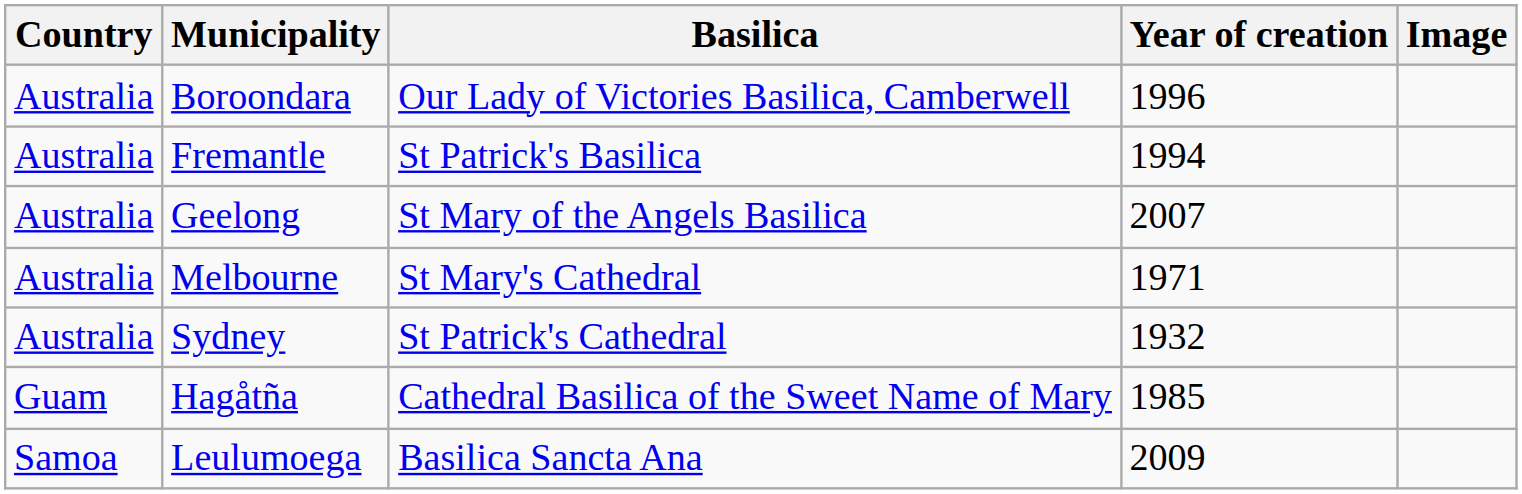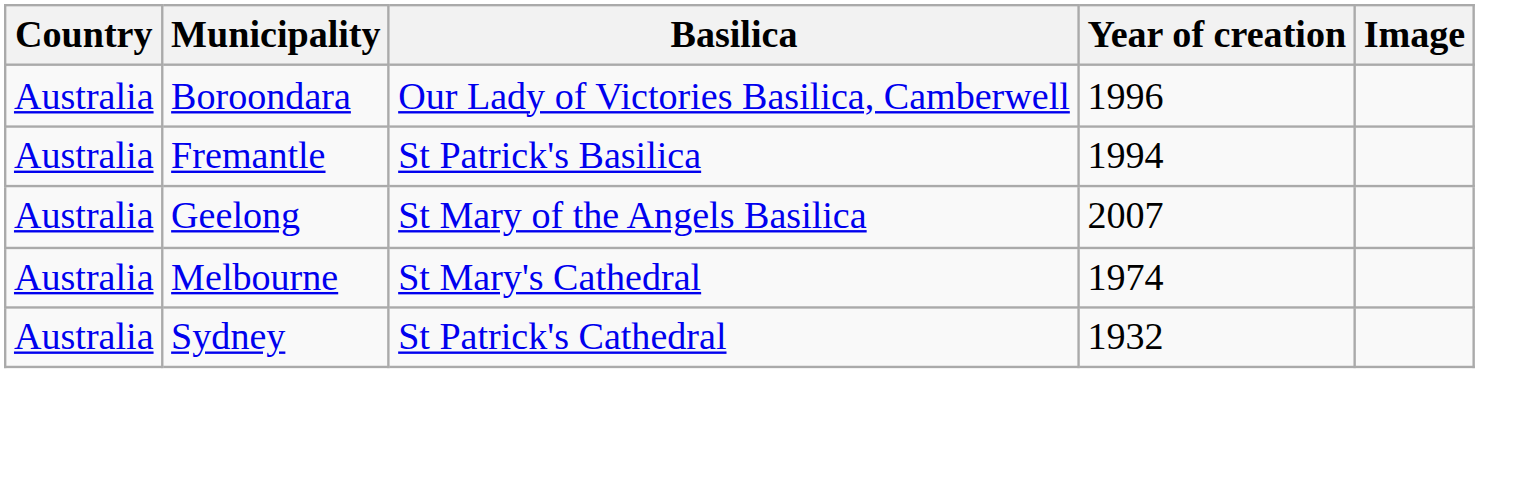(1168, 276) 1971 -> (1125, 276) 1974
- row: (235, 397)
- row: (266, 457)
